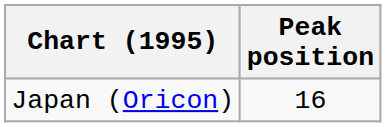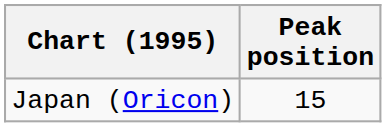(310, 100) 16 -> (310, 100) 15
